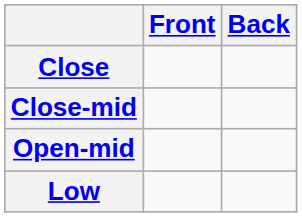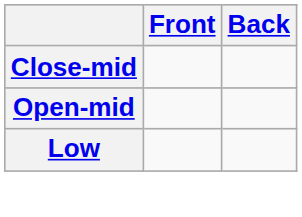- row: (74, 66)
